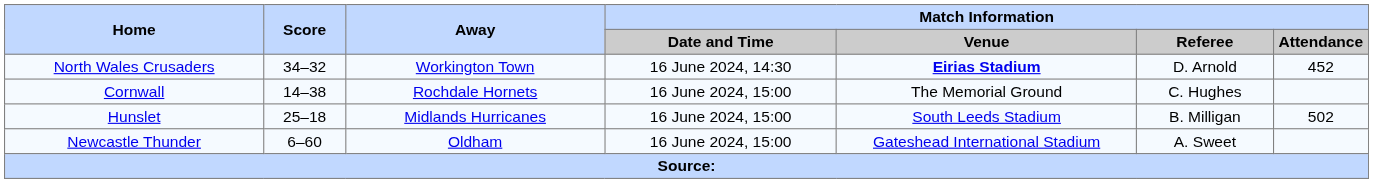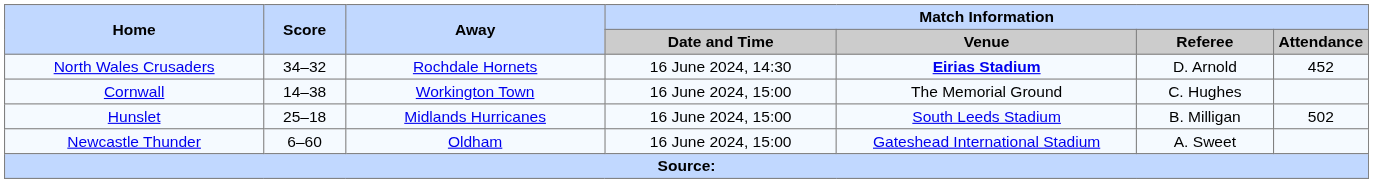(475, 67) Workington Town -> (475, 67) Rochdale Hornets
(475, 91) Rochdale Hornets -> (475, 91) Workington Town
